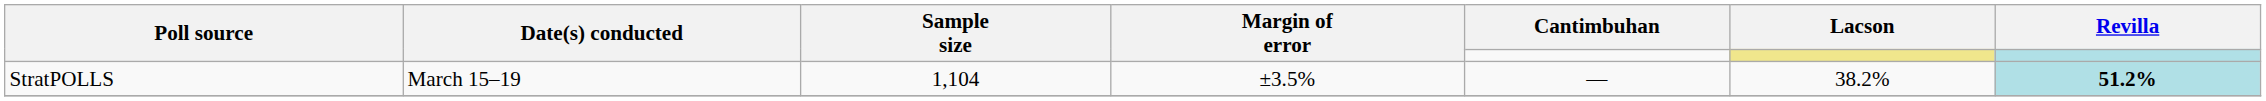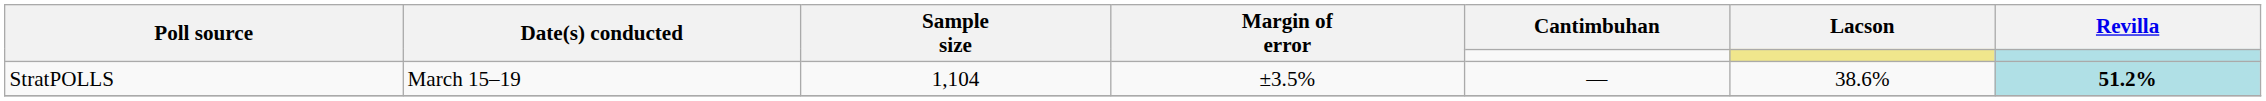(1862, 78) 38.2% -> (1862, 78) 38.6%
